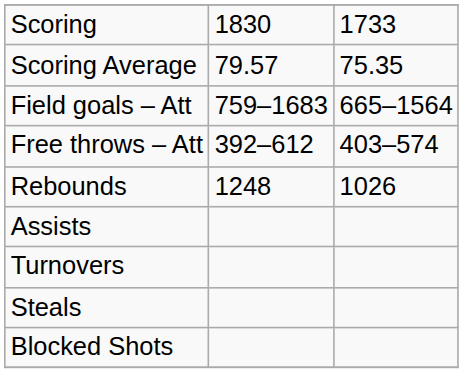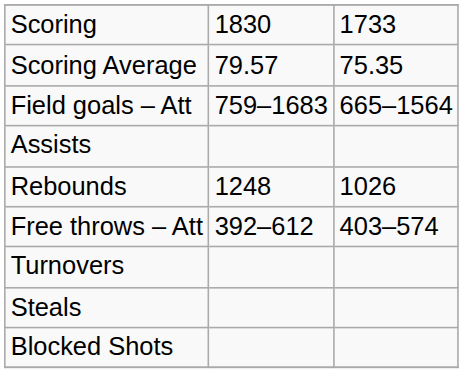rows swapped: (107, 145) <-> (51, 226)
